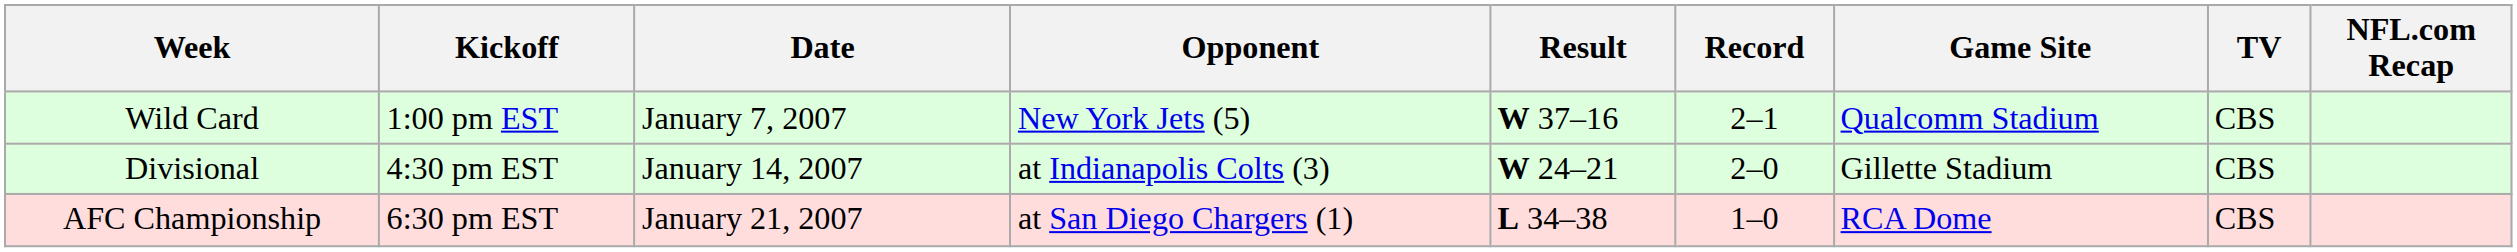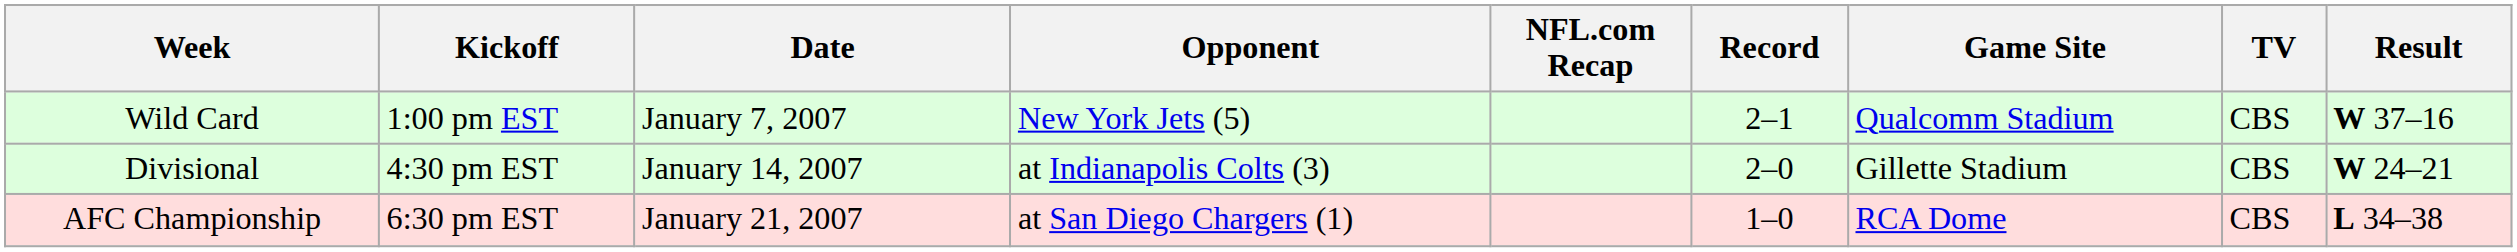columns swapped: (1583, 48) <-> (2411, 48)
